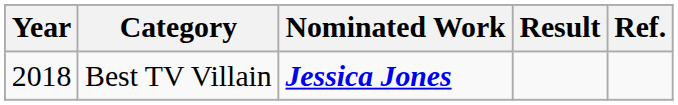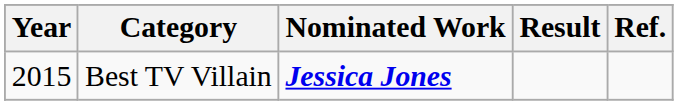(42, 75) 2018 -> (42, 75) 2015
